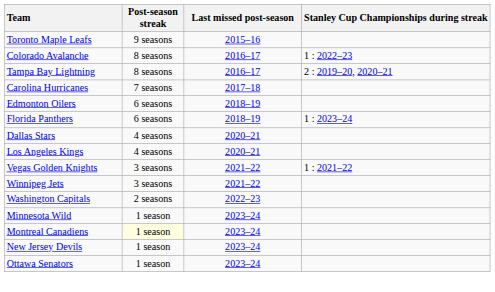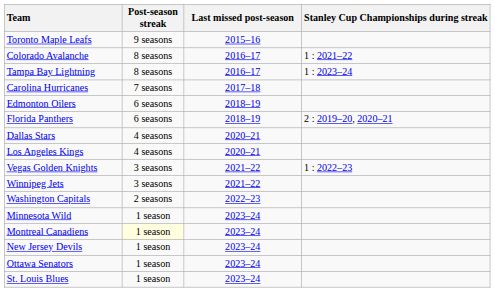(328, 55) 1 : 2022–23 -> (328, 55) 1 : 2021–22
(348, 71) 2 : 2019–20, 2020–21 -> (328, 71) 1 : 2023–24
(328, 119) 1 : 2023–24 -> (348, 119) 2 : 2019–20, 2020–21
(328, 167) 1 : 2021–22 -> (328, 167) 1 : 2022–23
+ row: (38, 279)
